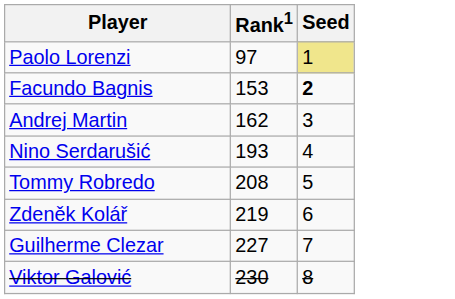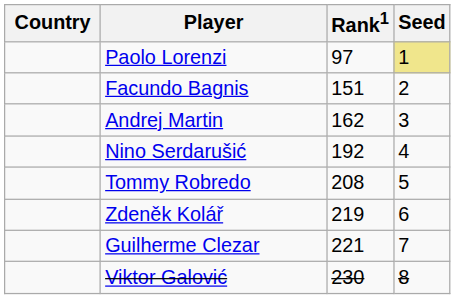+ column: (53, 22)
(252, 88) 153 -> (348, 88) 151
(308, 88) bold -> (404, 88) normal
(252, 151) 193 -> (348, 151) 192
(252, 245) 227 -> (348, 245) 221
